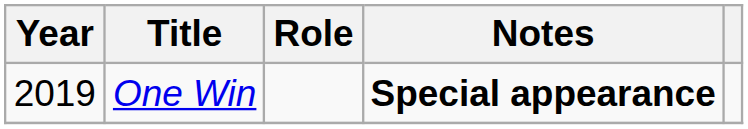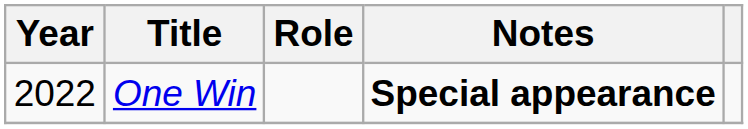(55, 92) 2019 -> (55, 92) 2022
